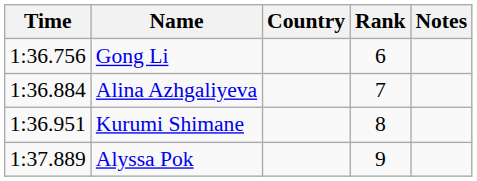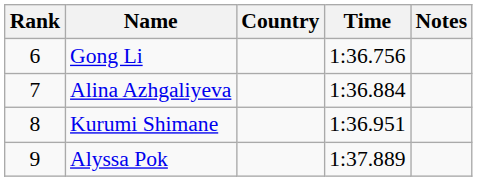columns swapped: (380, 21) <-> (48, 21)
